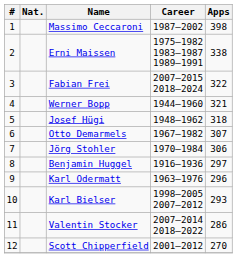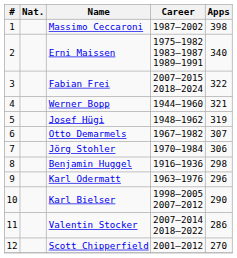(219, 53) 338 -> (219, 53) 340
(219, 119) 318 -> (219, 119) 319
(219, 164) 297 -> (219, 164) 298
(219, 200) 293 -> (219, 200) 290
